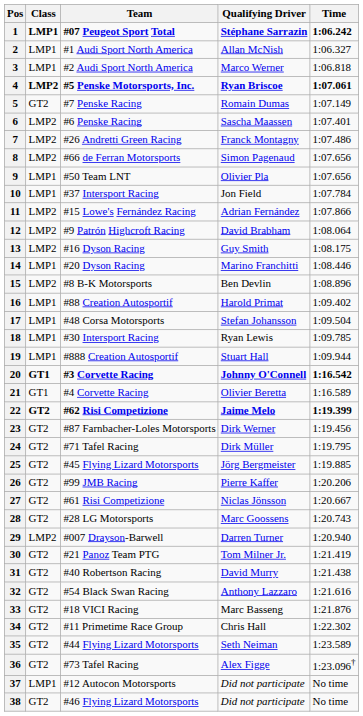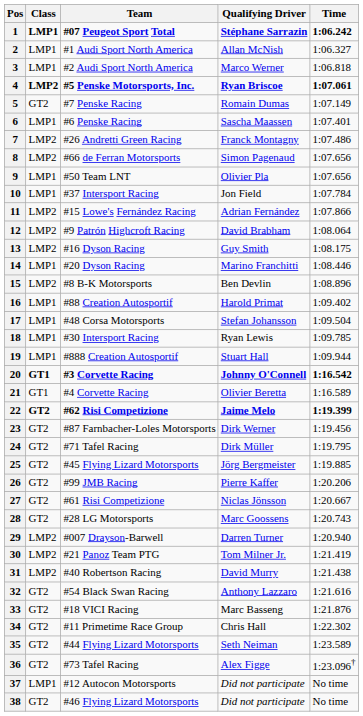(42, 122) LMP2 -> (42, 122) LMP1
(39, 555) GT2 -> (42, 555) LMP2
(39, 573) GT2 -> (42, 573) LMP2
